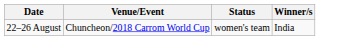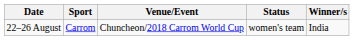+ column: (80, 12)
